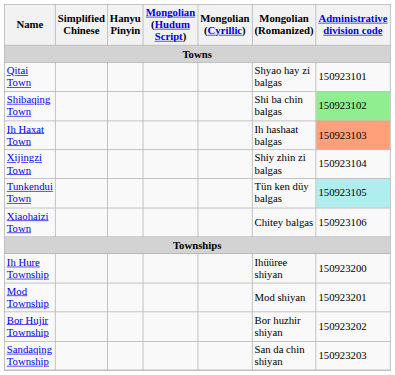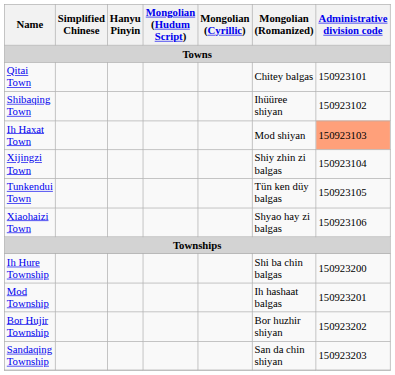(282, 77) Shyao hay zi balgas -> (284, 77) Chitey balgas
(279, 106) Shi ba chin balgas -> (271, 106) Ihüüree shiyan
(343, 106) lightgreen background -> (343, 106) no background
(276, 135) Ih hashaat balgas -> (280, 135) Mod shiyan
(343, 193) paleturquoise background -> (343, 193) no background
(284, 222) Chitey balgas -> (282, 222) Shyao hay zi balgas
(271, 268) Ihüüree shiyan -> (279, 268) Shi ba chin balgas
(280, 297) Mod shiyan -> (276, 297) Ih hashaat balgas
